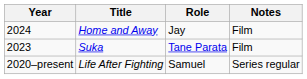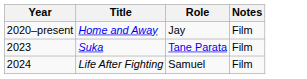(19, 30) 2024 -> (40, 30) 2020–present
(40, 64) 2020–present -> (19, 64) 2024
(266, 64) Series regular -> (242, 64) Film
